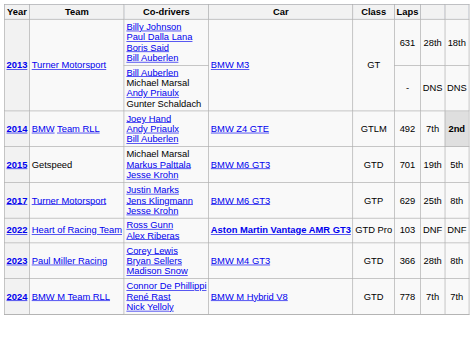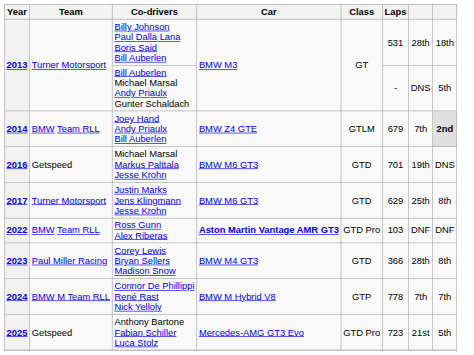(407, 42) 631 -> (395, 42) 531
(457, 88) DNS -> (445, 88) 5th
(407, 129) 492 -> (395, 129) 679
(17, 165) 2015 -> (17, 165) 2016
(457, 165) 5th -> (445, 165) DNS
(374, 200) GTP -> (362, 200) GTD
(77, 231) Heart of Racing Team -> (66, 231) BMW Team RLL
(374, 297) GTD -> (362, 297) GTP
+ row: (149, 332)
